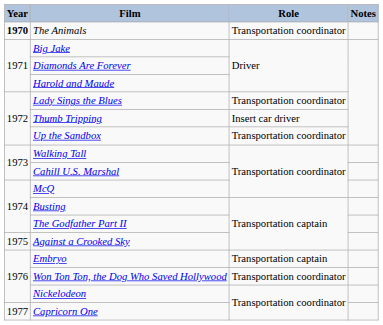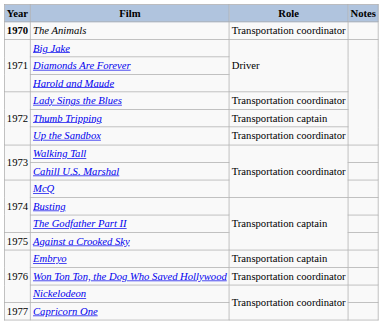(266, 118) Insert car driver -> (279, 118) Transportation captain
